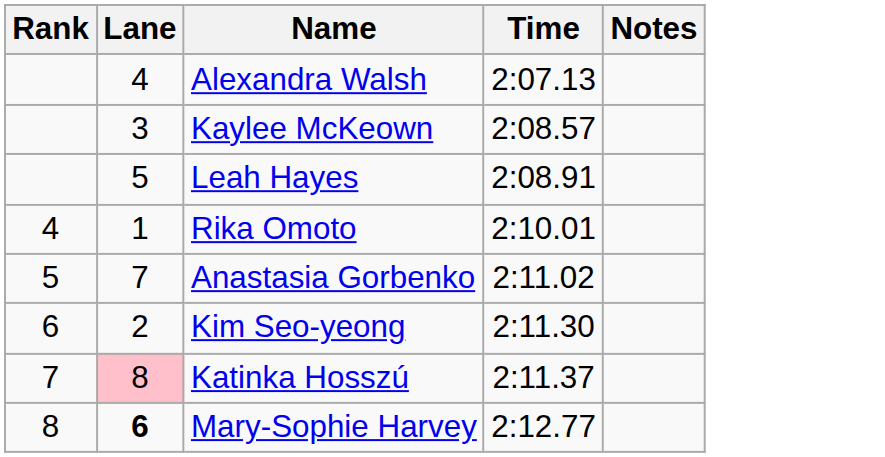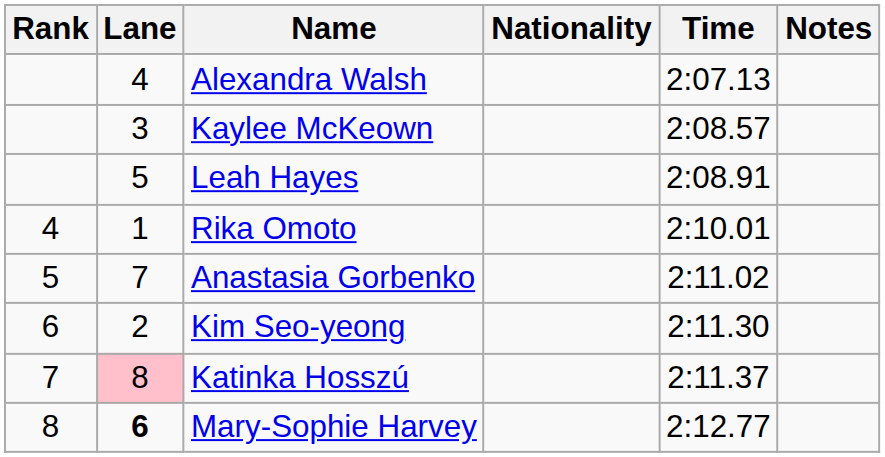+ column: (571, 29)
